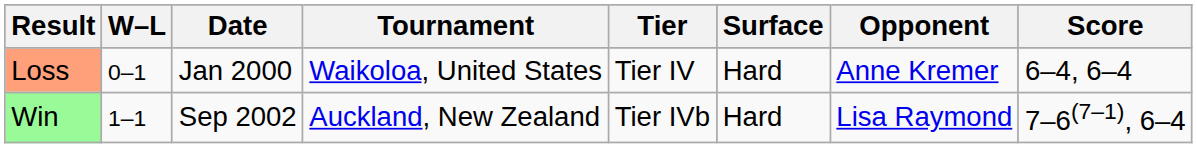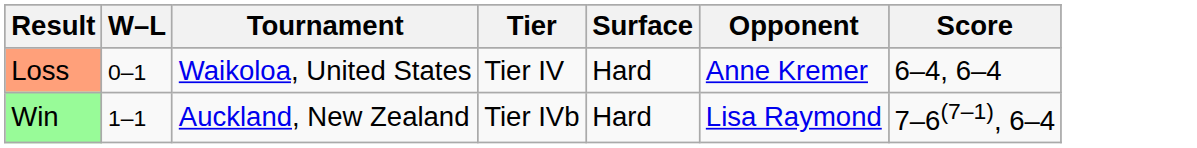- column: (238, 26)
